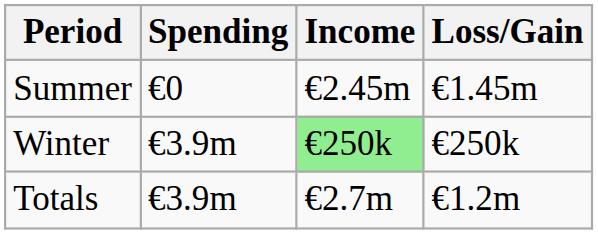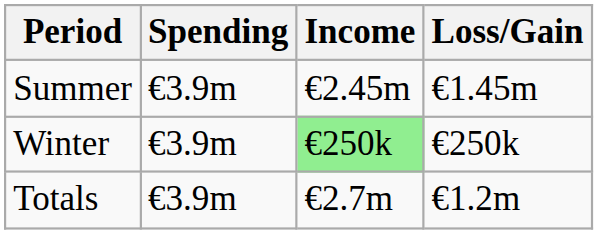(166, 87) €0 -> (192, 87) €3.9m
